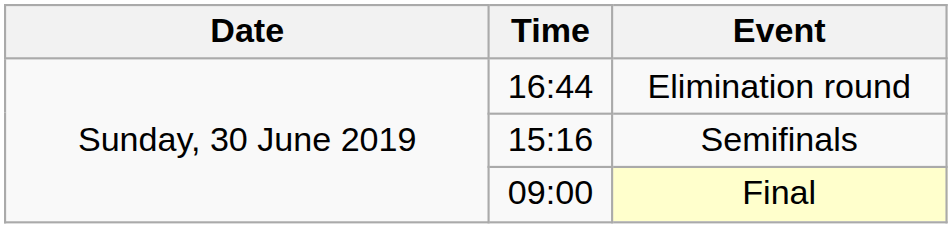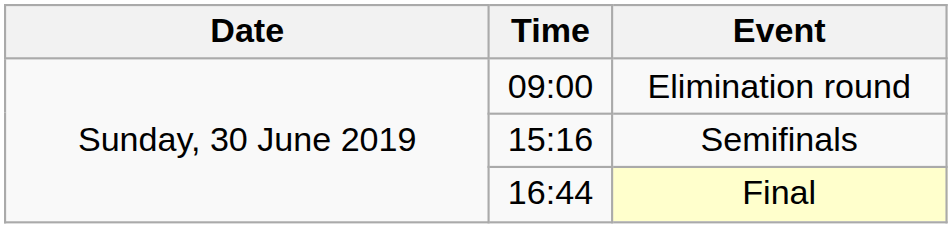(550, 85) 16:44 -> (550, 85) 09:00
(550, 193) 09:00 -> (550, 193) 16:44
